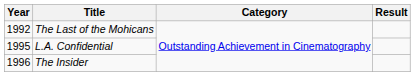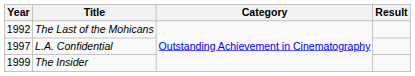(19, 46) 1995 -> (19, 46) 1997
(19, 63) 1996 -> (19, 63) 1999
